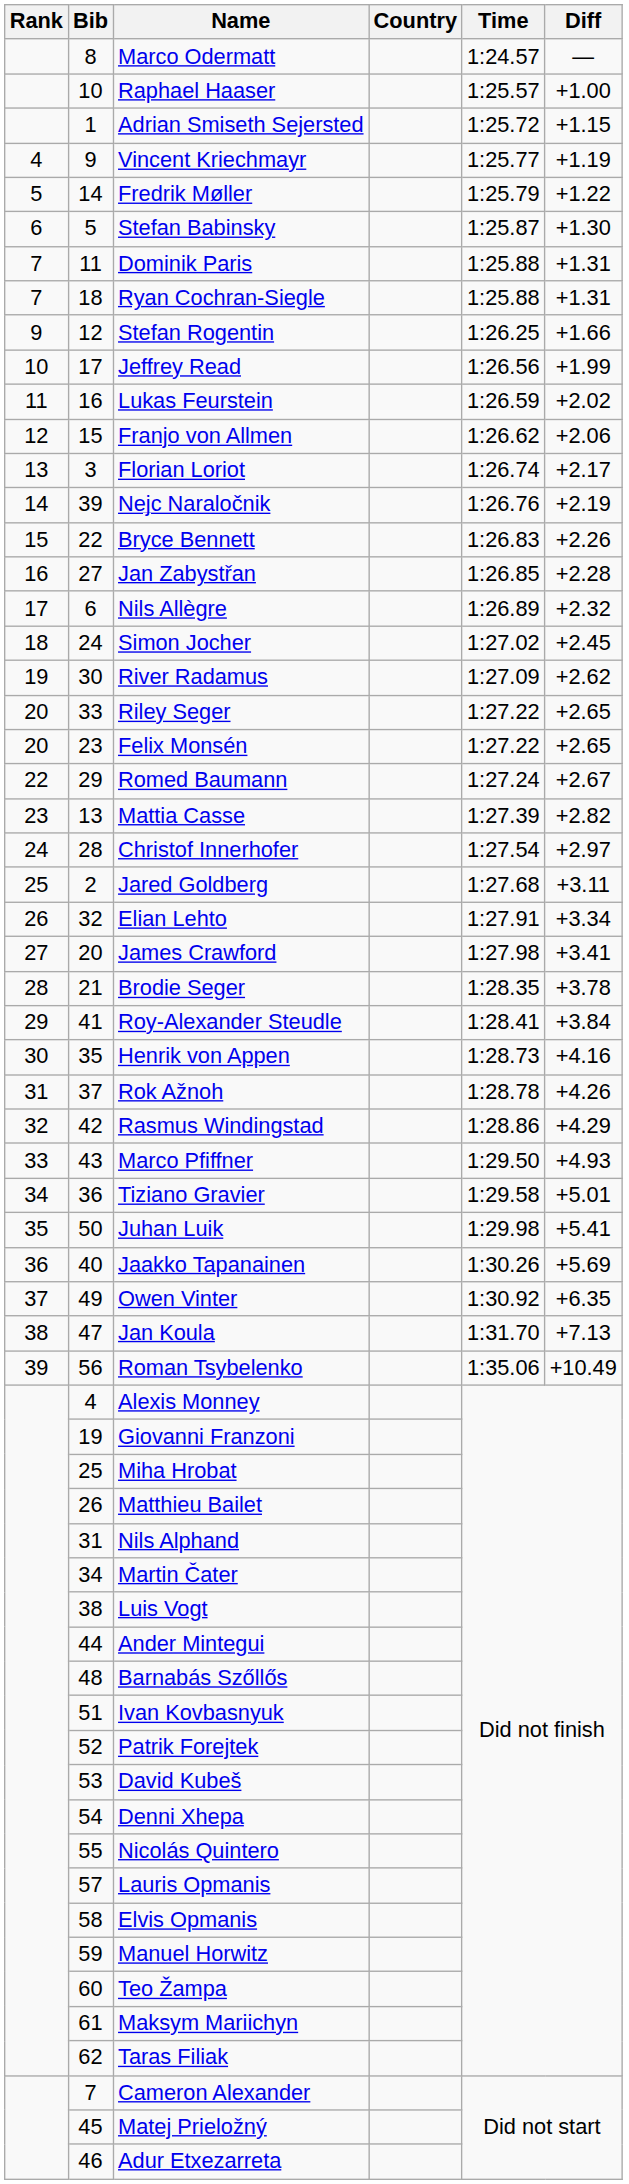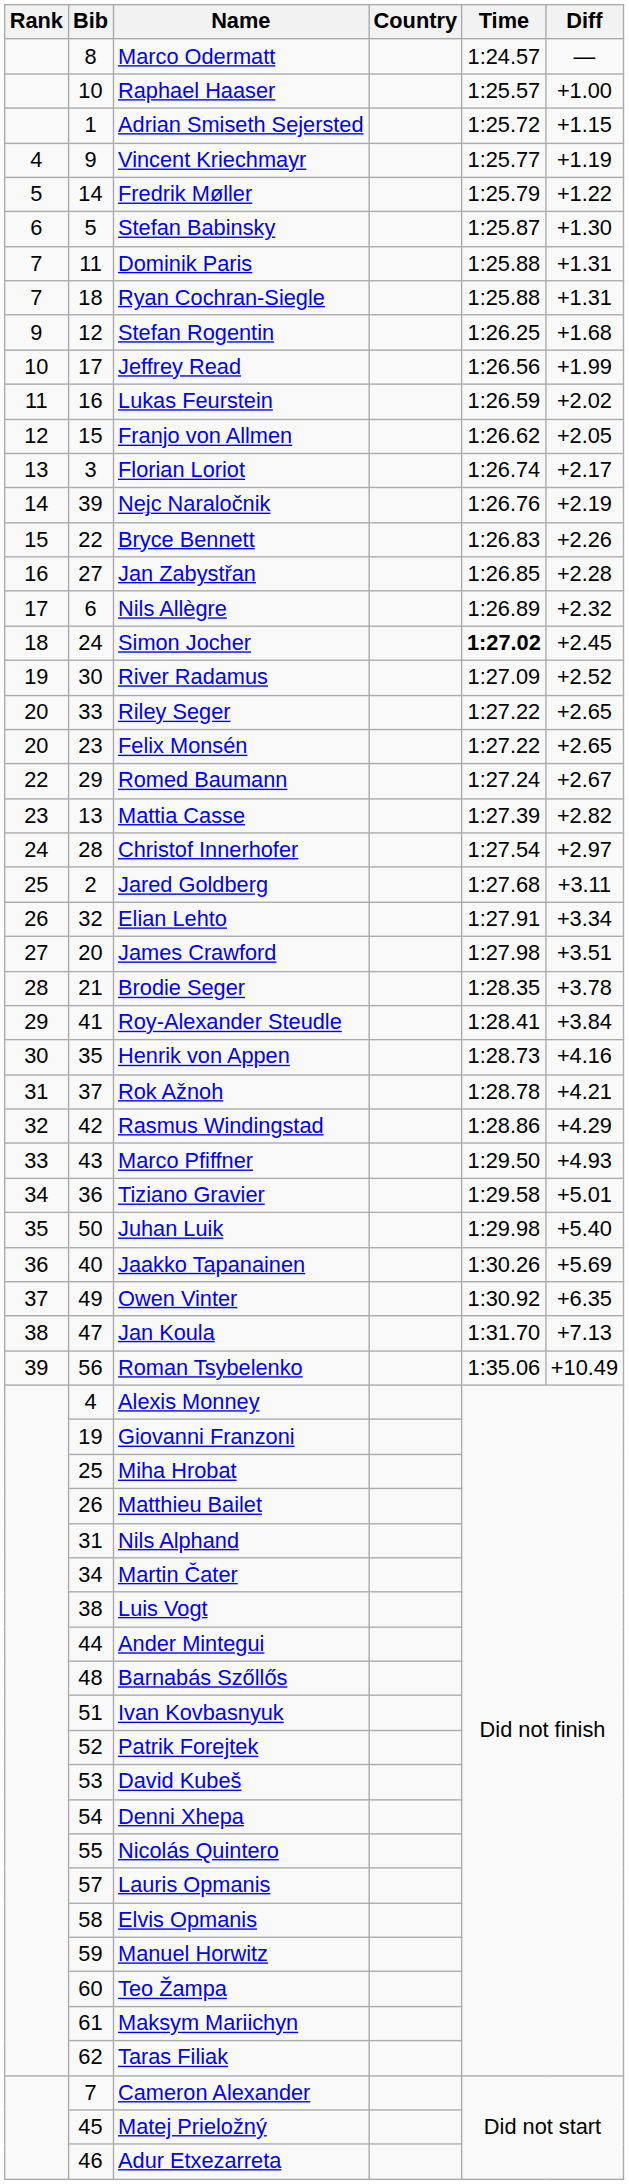(583, 332) +1.66 -> (584, 332) +1.68
(583, 435) +2.06 -> (584, 435) +2.05
(503, 642) normal -> (504, 642) bold
(583, 677) +2.62 -> (584, 677) +2.52
(583, 953) +3.41 -> (584, 953) +3.51
(583, 1091) +4.26 -> (584, 1091) +4.21
(583, 1229) +5.41 -> (584, 1229) +5.40
